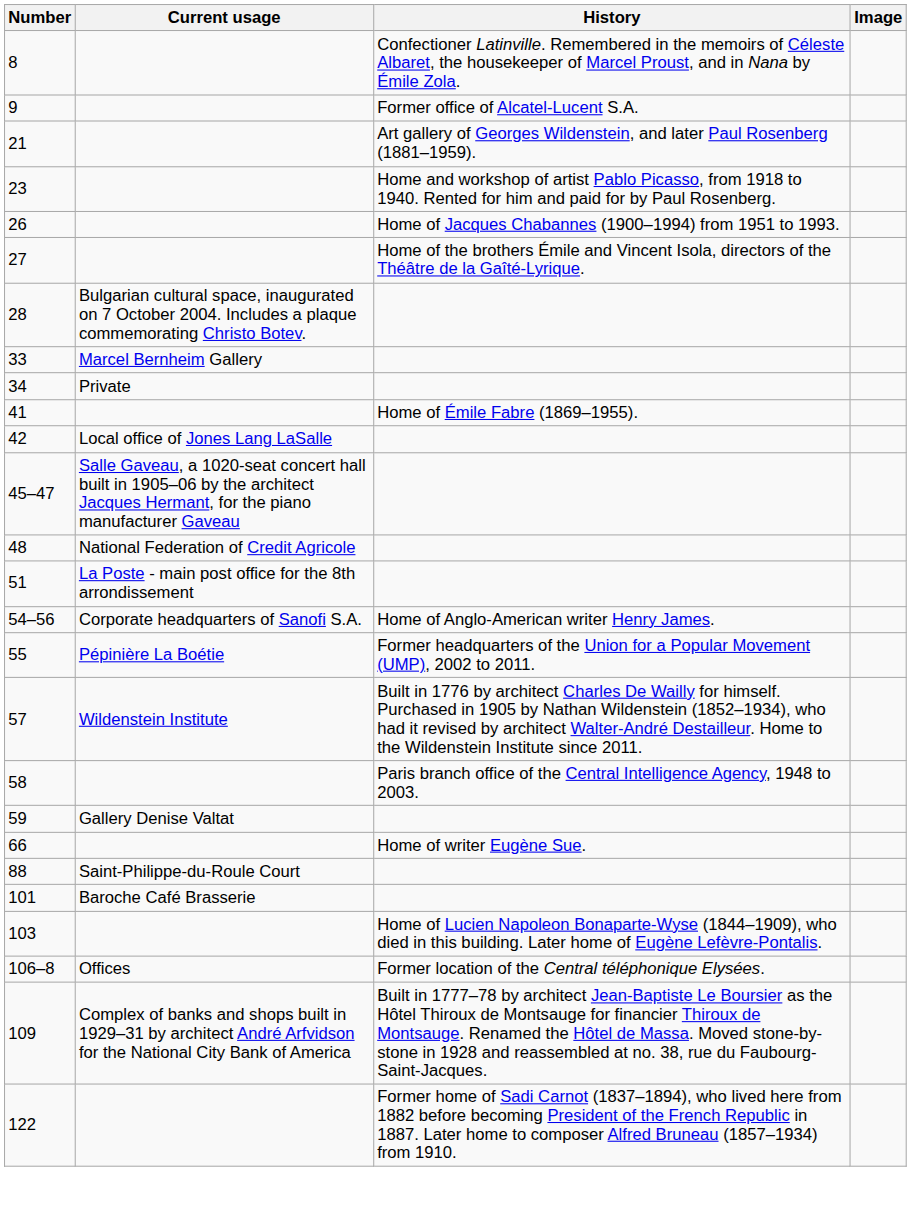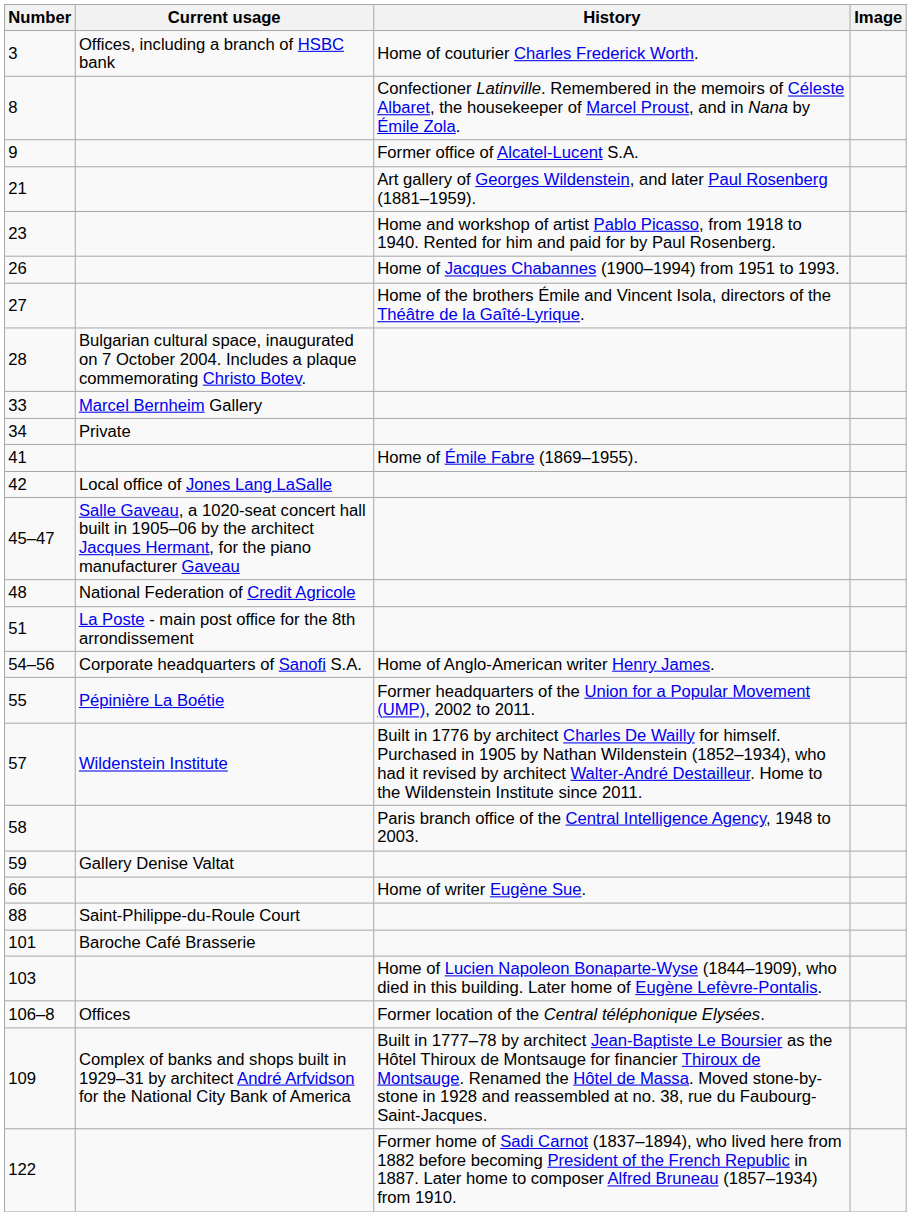+ row: (13, 53)
